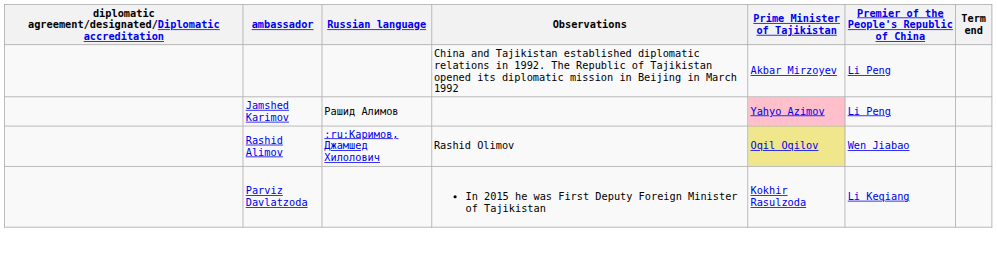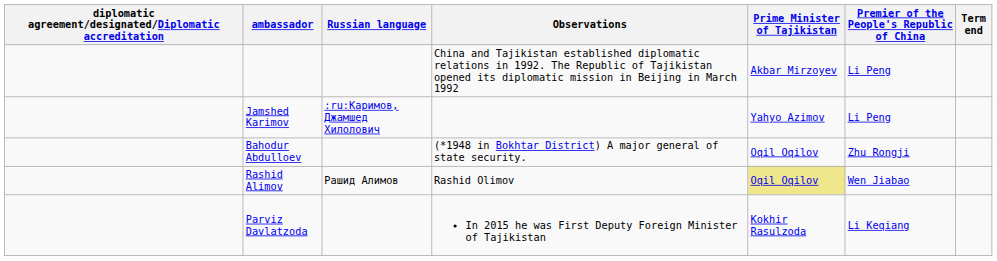(361, 111) Рашид Алимов -> (361, 117) :ru:Каримов, Джамшед Хилолович
(788, 111) pink background -> (788, 117) no background
+ row: (274, 152)
(361, 146) :ru:Каримов, Джамшед Хилолович -> (361, 180) Рашид Алимов
